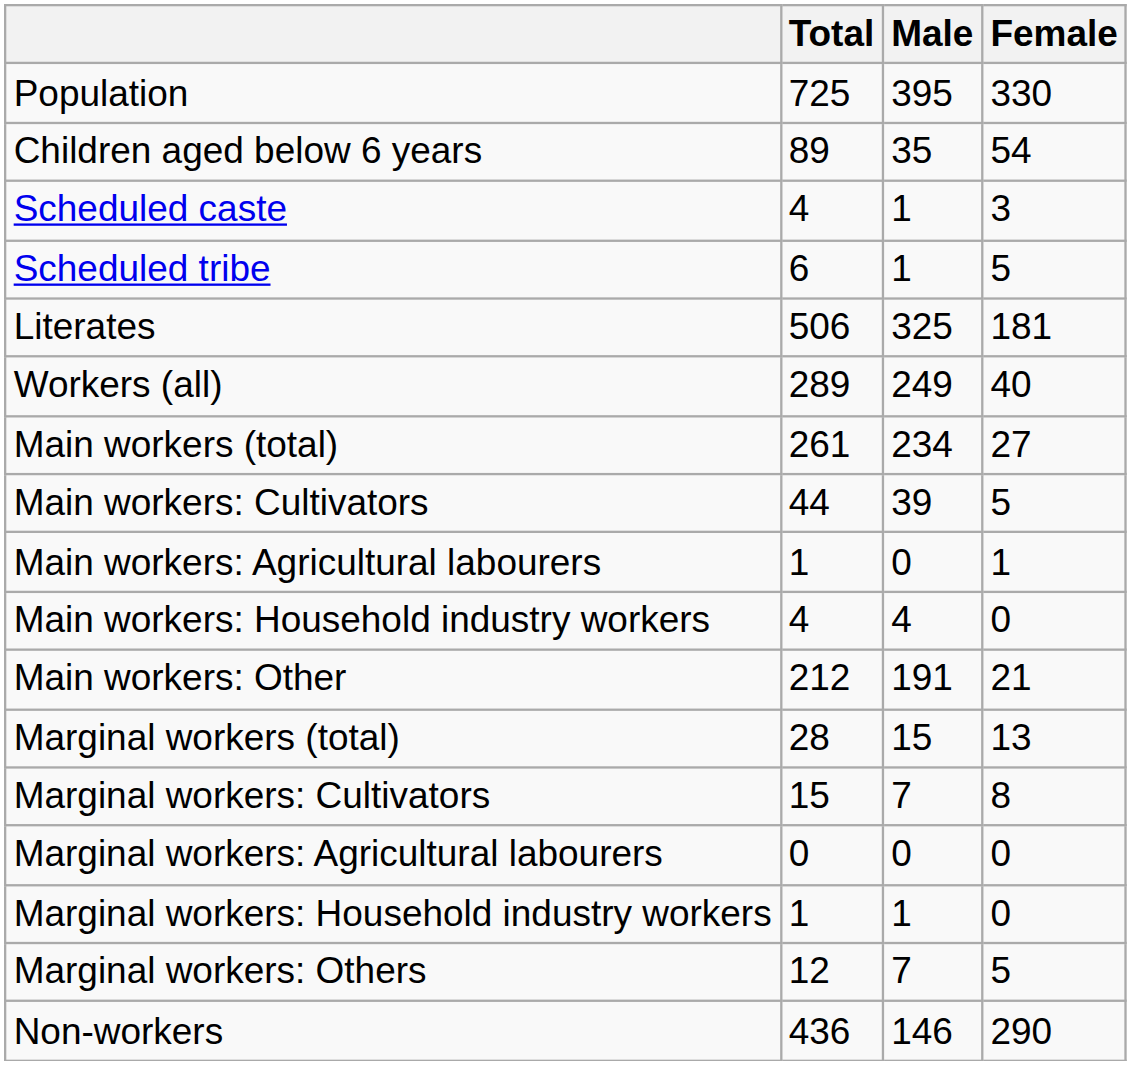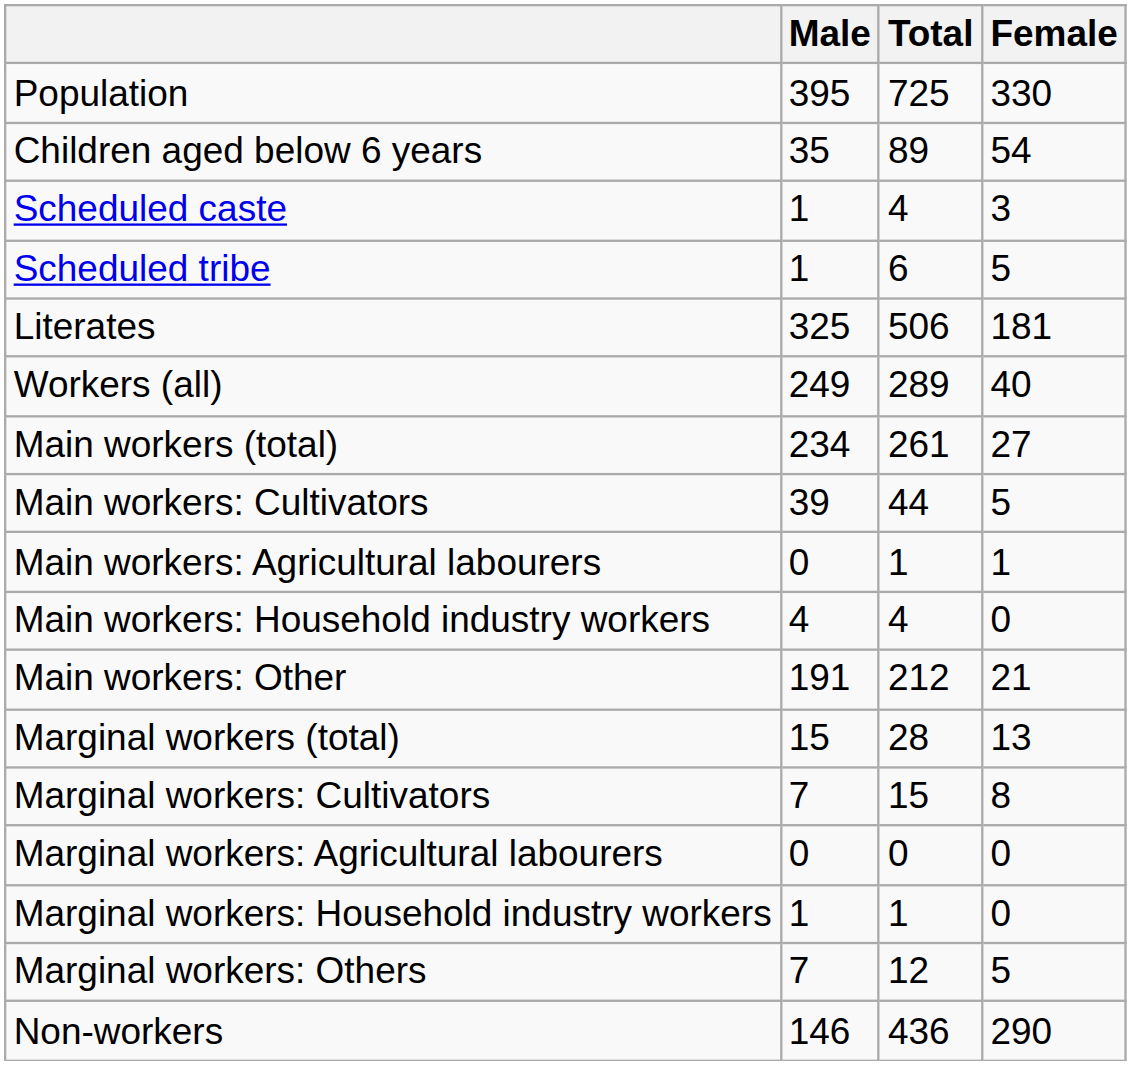columns swapped: (831, 33) <-> (932, 33)
